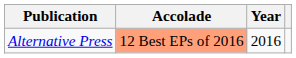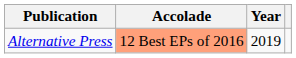(266, 40) 2016 -> (266, 40) 2019
